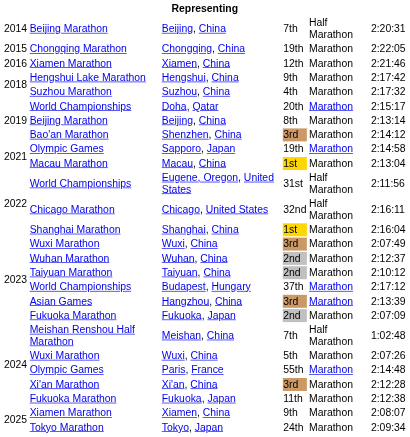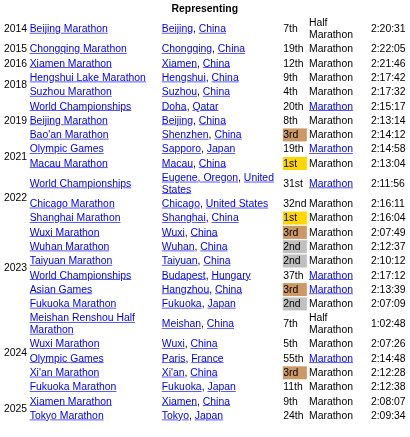(331, 183) Half Marathon -> (331, 183) Marathon
(331, 209) Half Marathon -> (331, 203) Marathon
